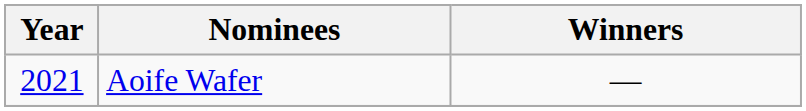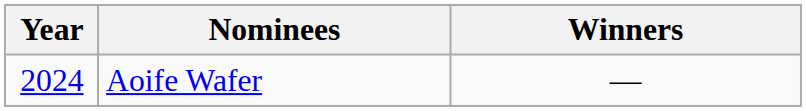(52, 79) 2021 -> (52, 79) 2024
